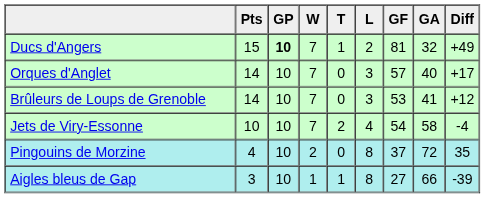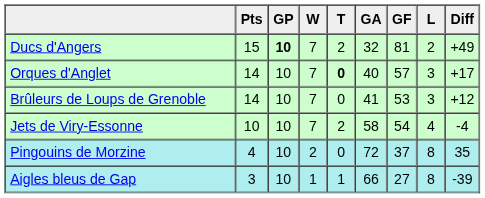columns swapped: (369, 19) <-> (429, 19)
(341, 47) 1 -> (341, 47) 2
(341, 73) normal -> (341, 73) bold
